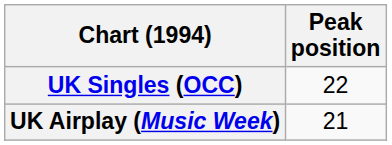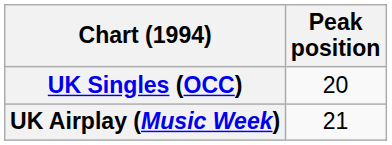(336, 85) 22 -> (336, 85) 20
